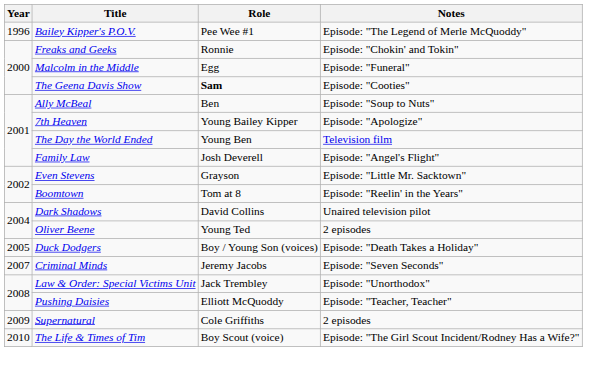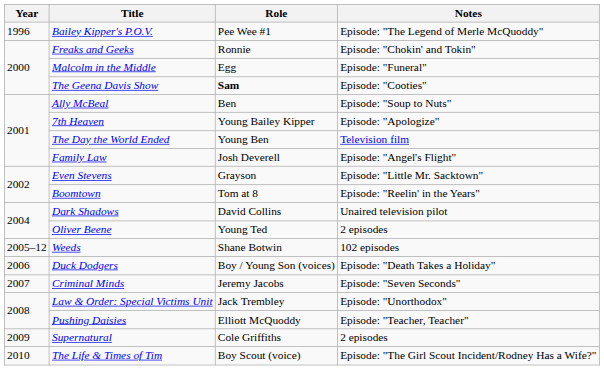+ row: (66, 247)
(18, 247) 2005 -> (18, 265) 2006
